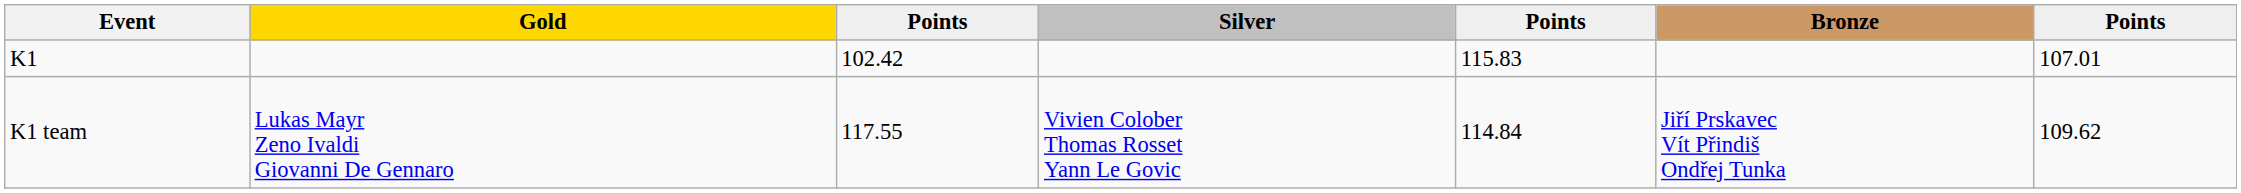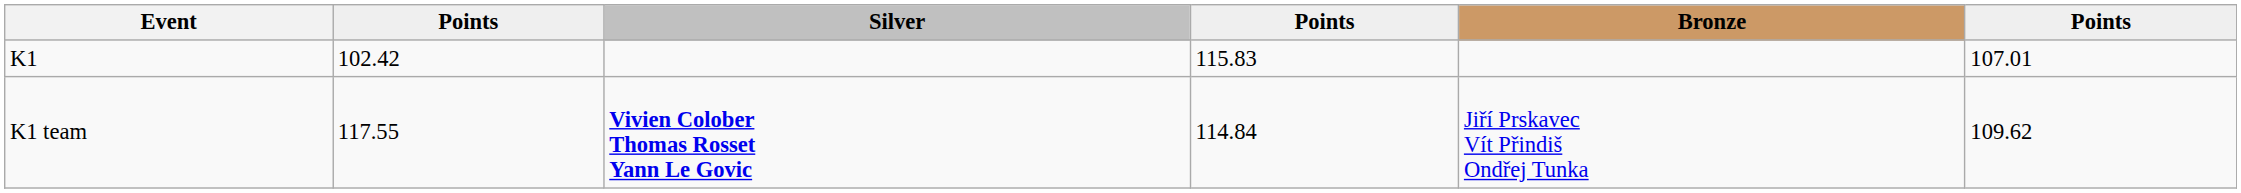- column: (543, 22)
(1113, 144) normal -> (682, 144) bold
